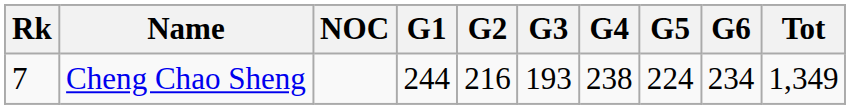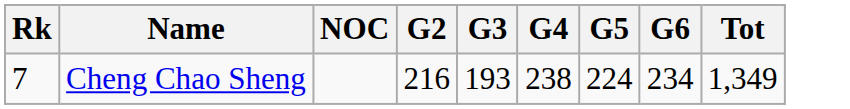- column: (427, 29)
